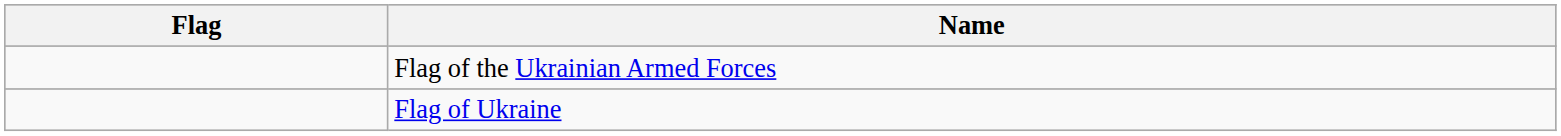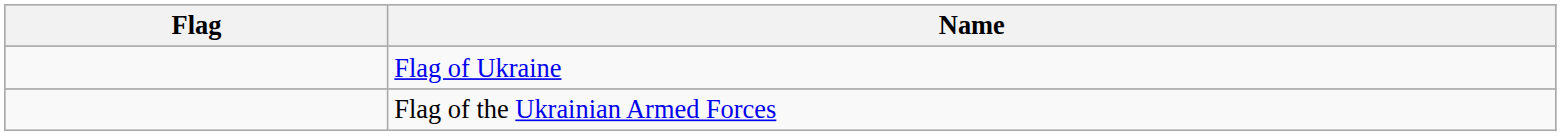rows swapped: (478, 109) <-> (585, 67)
